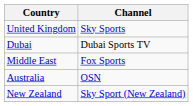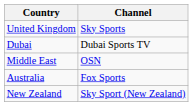(103, 61) Fox Sports -> (91, 61) OSN
(91, 77) OSN -> (103, 77) Fox Sports
